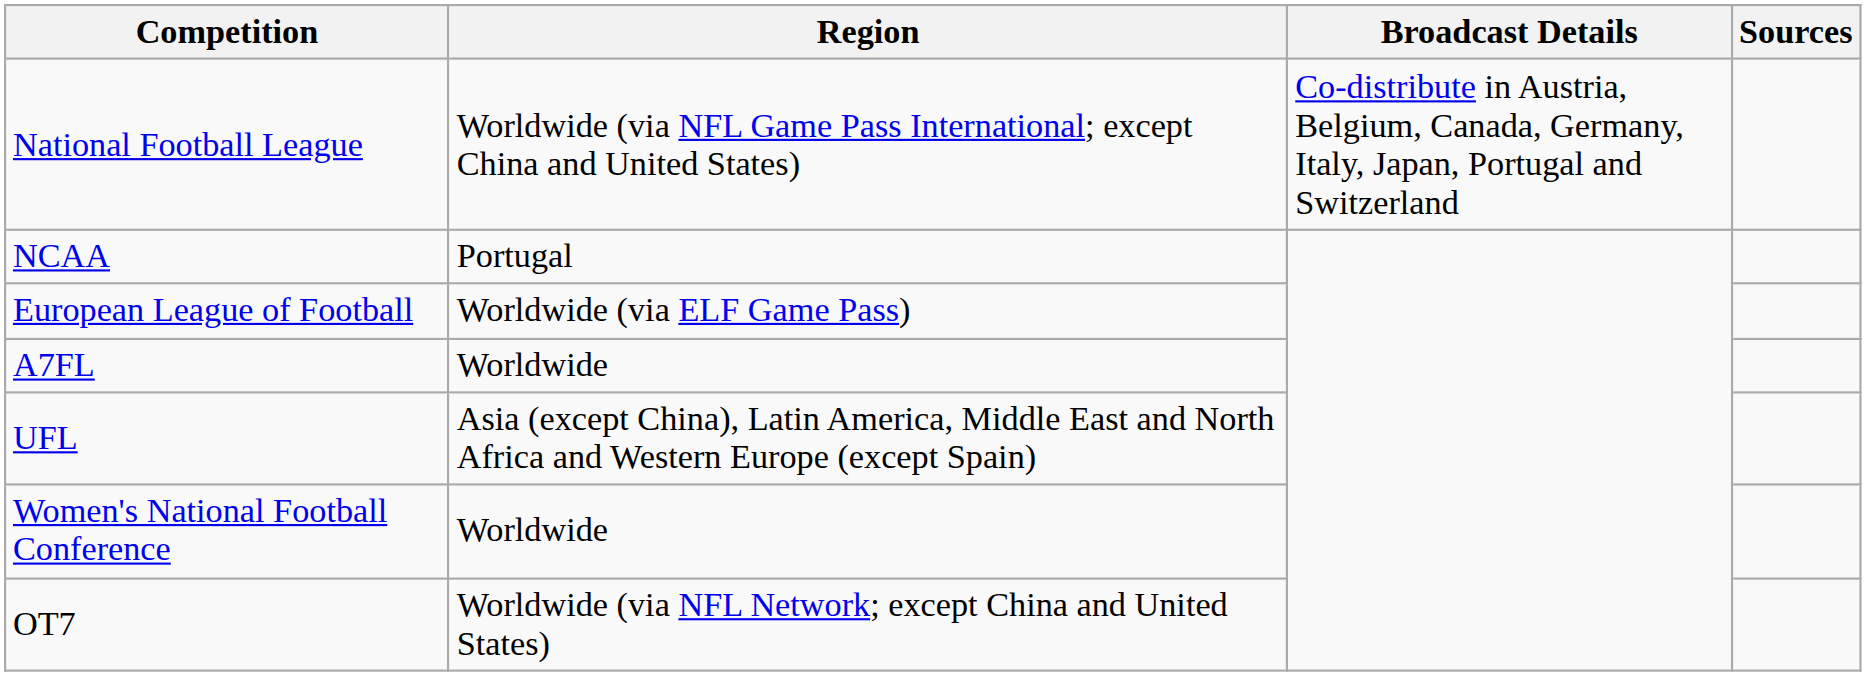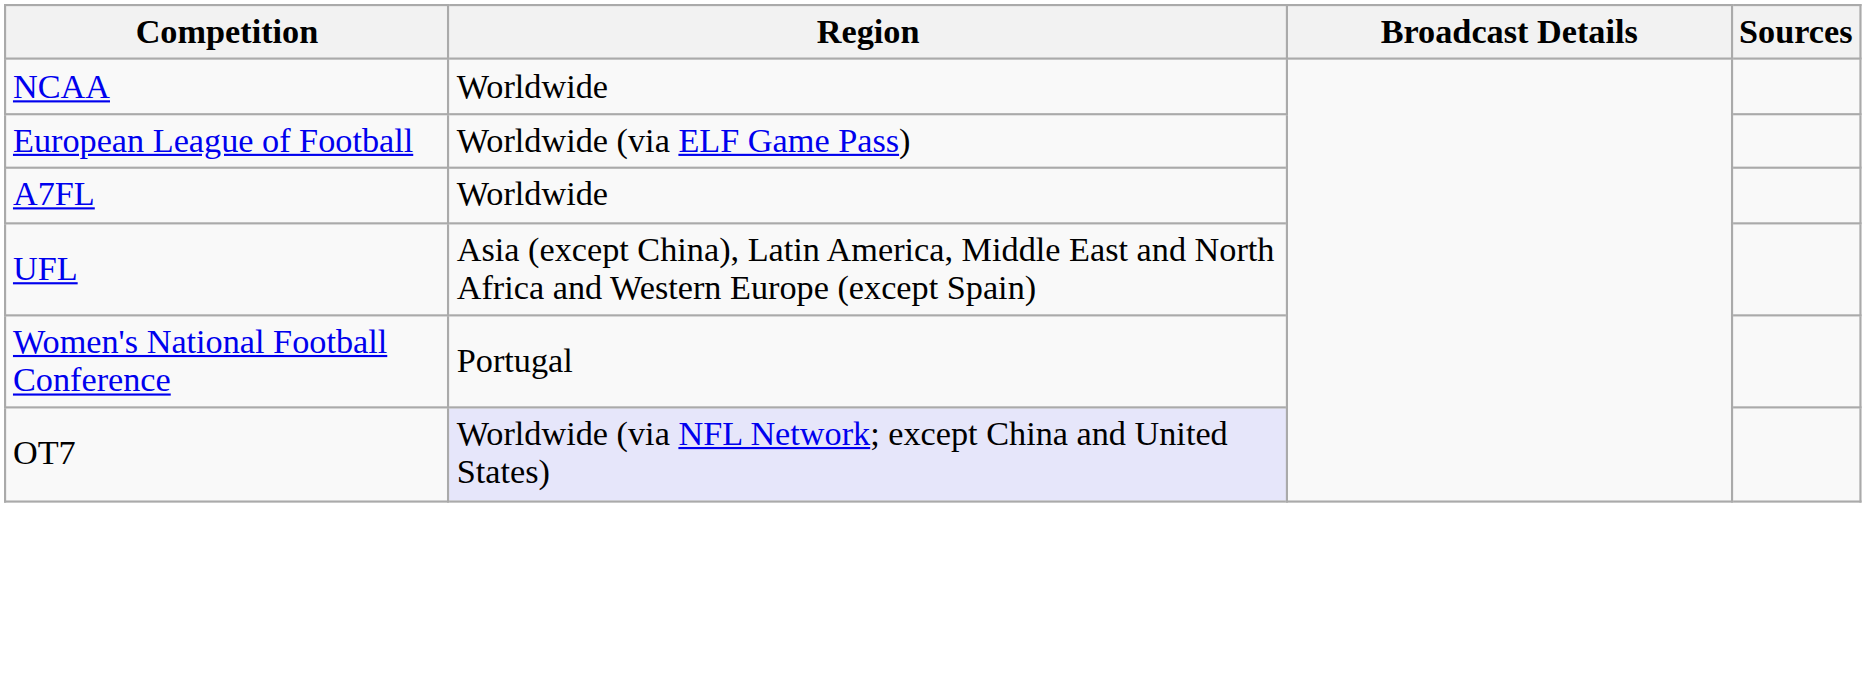- row: (188, 143)
(515, 255) Portugal -> (532, 85) Worldwide
(532, 530) Worldwide -> (515, 360) Portugal
(842, 623) no background -> (842, 453) lavender background
